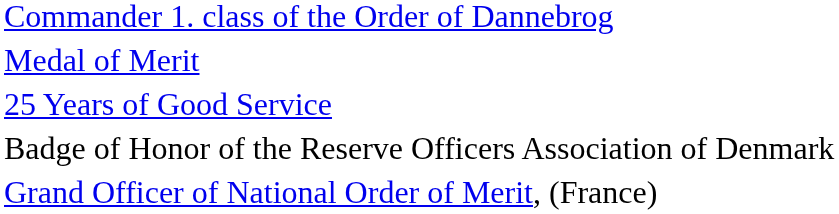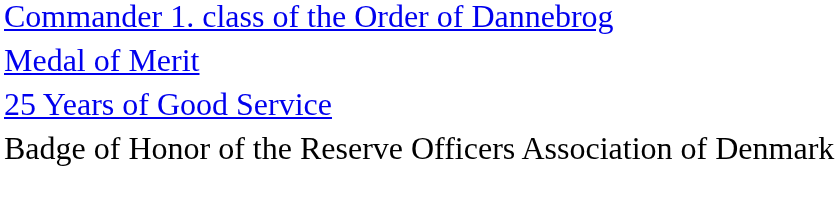- row: (331, 192)
